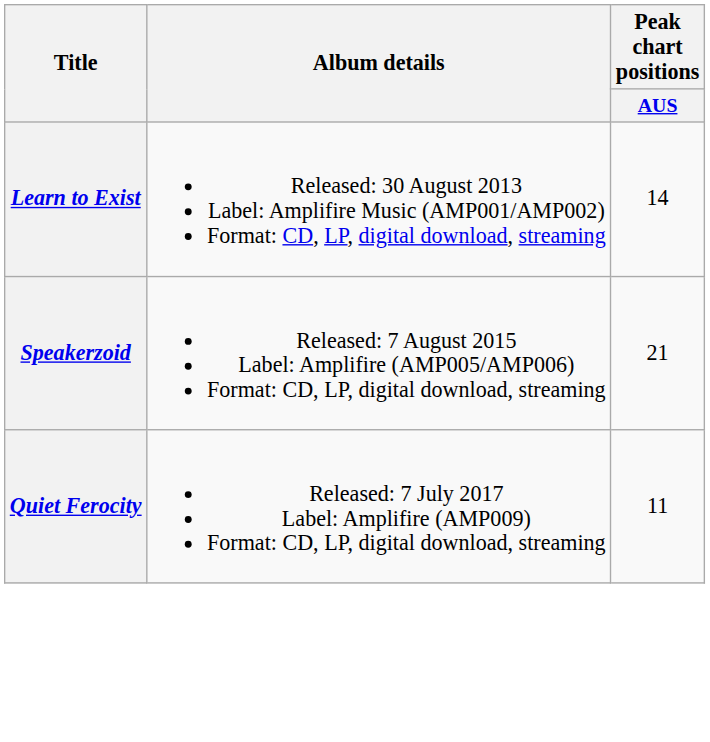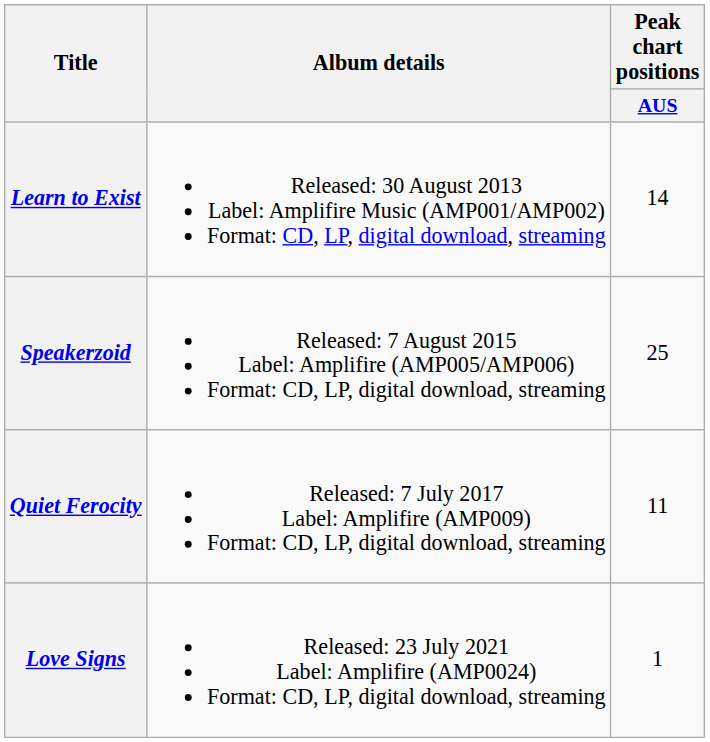(658, 352) 21 -> (658, 352) 25
+ row: (76, 659)
